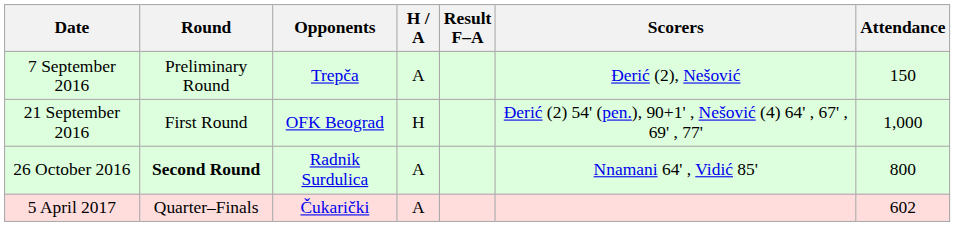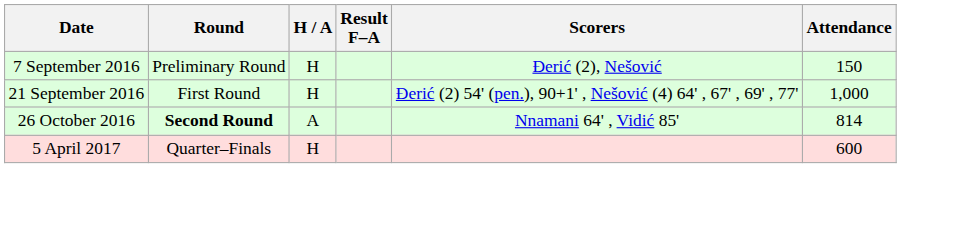- column: (335, 28)
(418, 75) A -> (313, 65) H
(903, 169) 800 -> (849, 120) 814
(418, 207) A -> (313, 148) H
(903, 207) 602 -> (849, 148) 600
